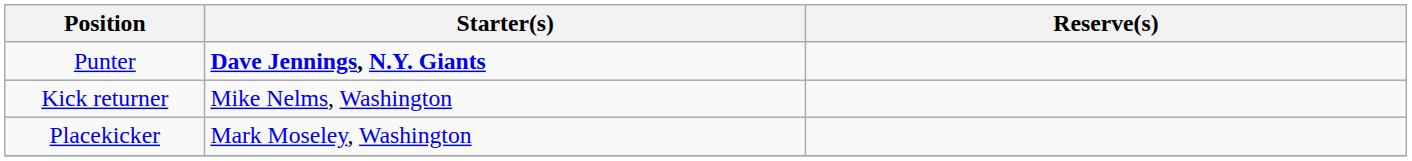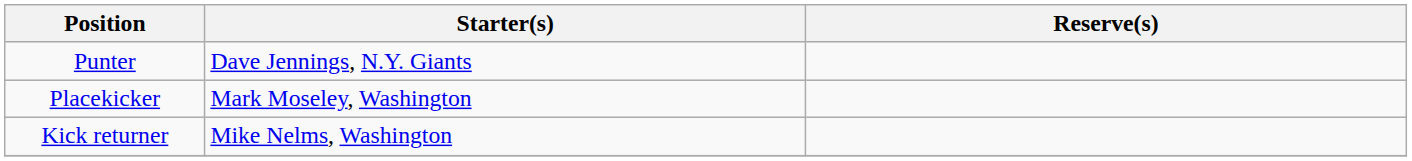(348, 60) bold -> (341, 60) normal
rows swapped: (105, 135) <-> (105, 98)
